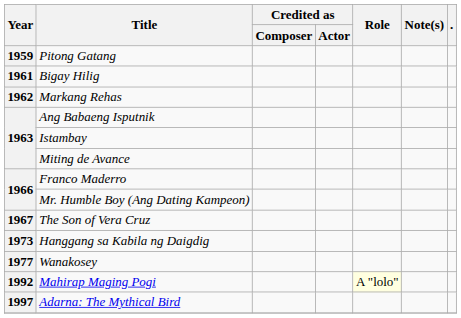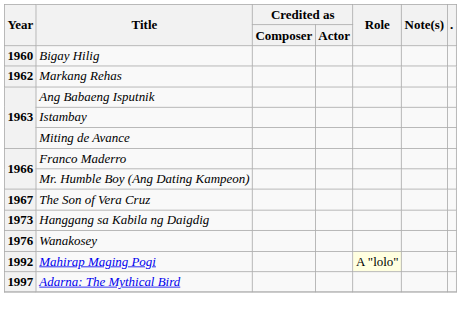- row: (78, 55)
(20, 76) 1961 -> (20, 55) 1960
(20, 261) 1977 -> (20, 240) 1976
